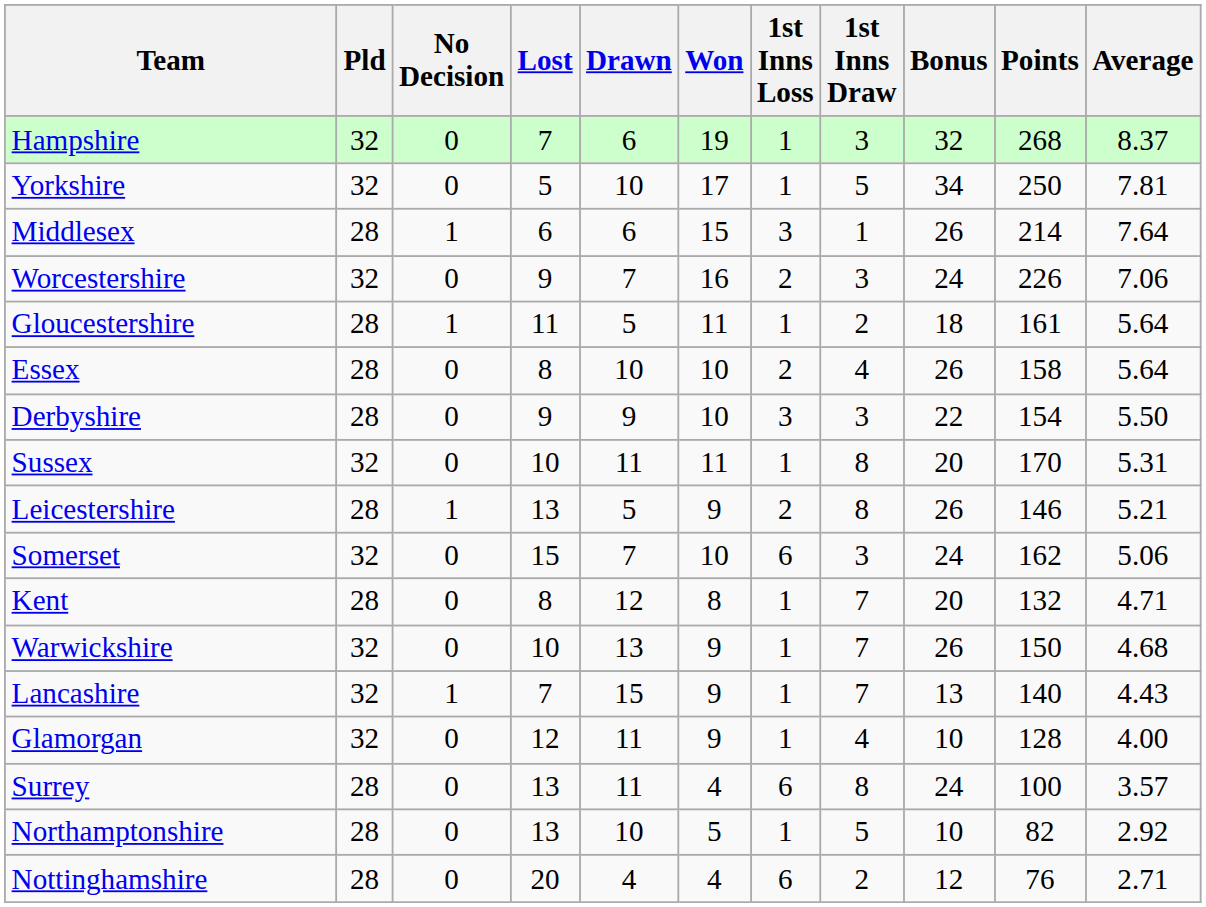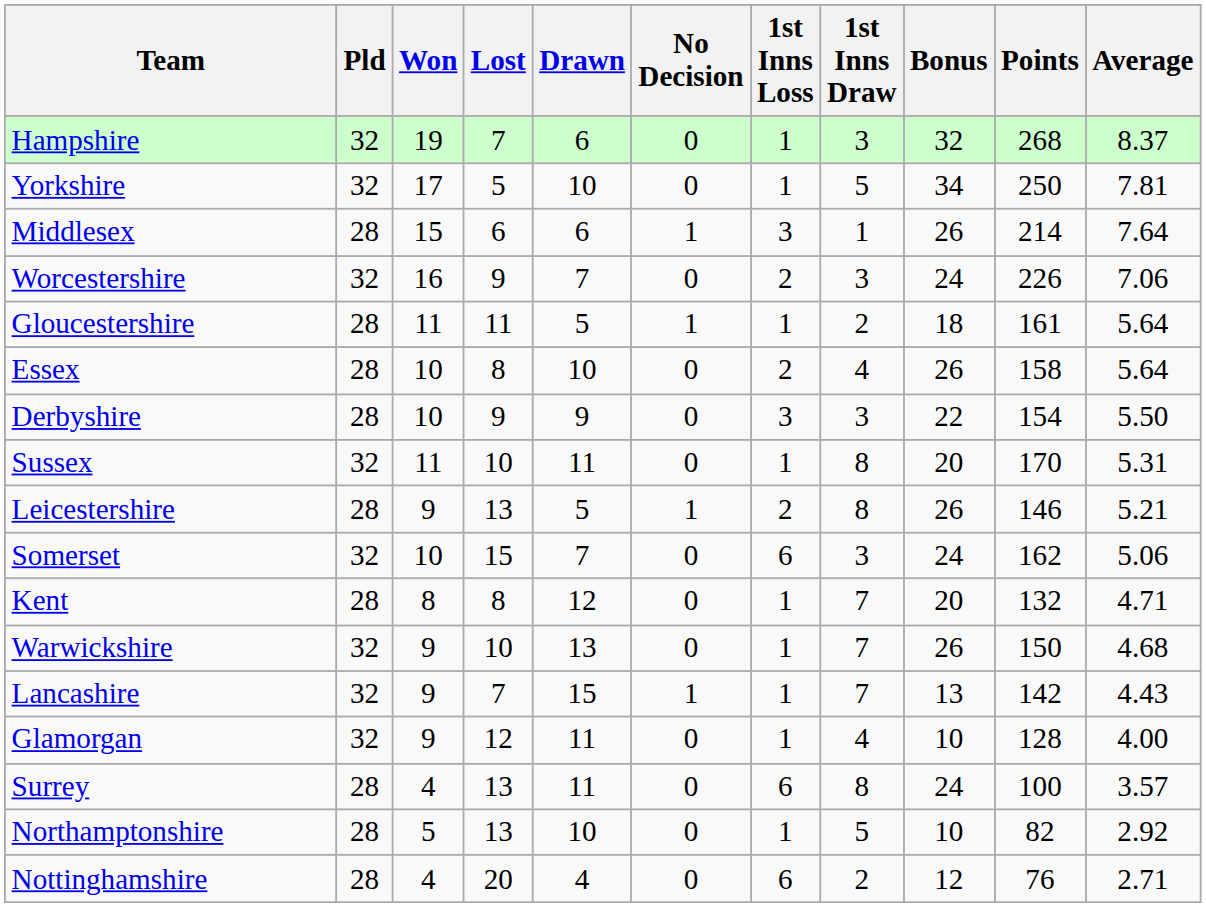columns swapped: (714, 60) <-> (452, 60)
(1040, 693) 140 -> (1040, 693) 142
